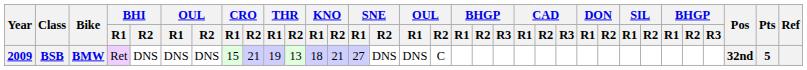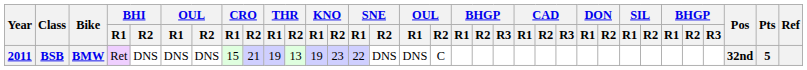(20, 55) 2009 -> (20, 55) 2011
(317, 55) 18 -> (317, 55) 19
(338, 55) 21 -> (338, 55) 23
(359, 55) 27 -> (359, 55) 22
